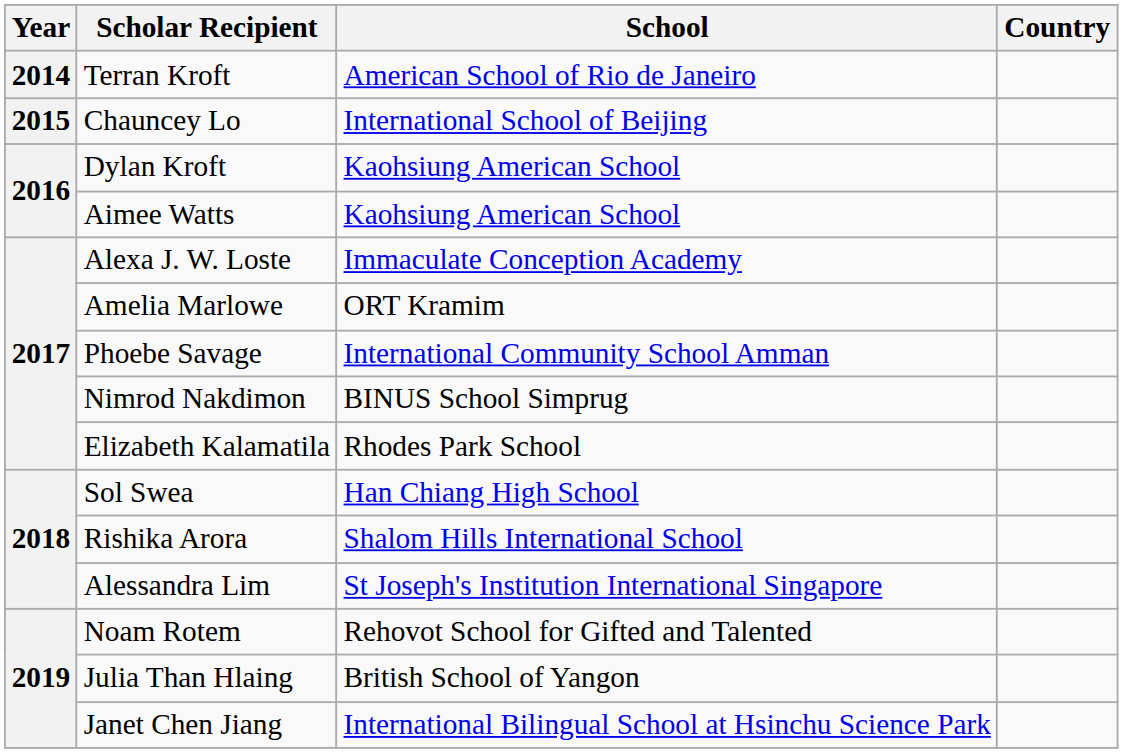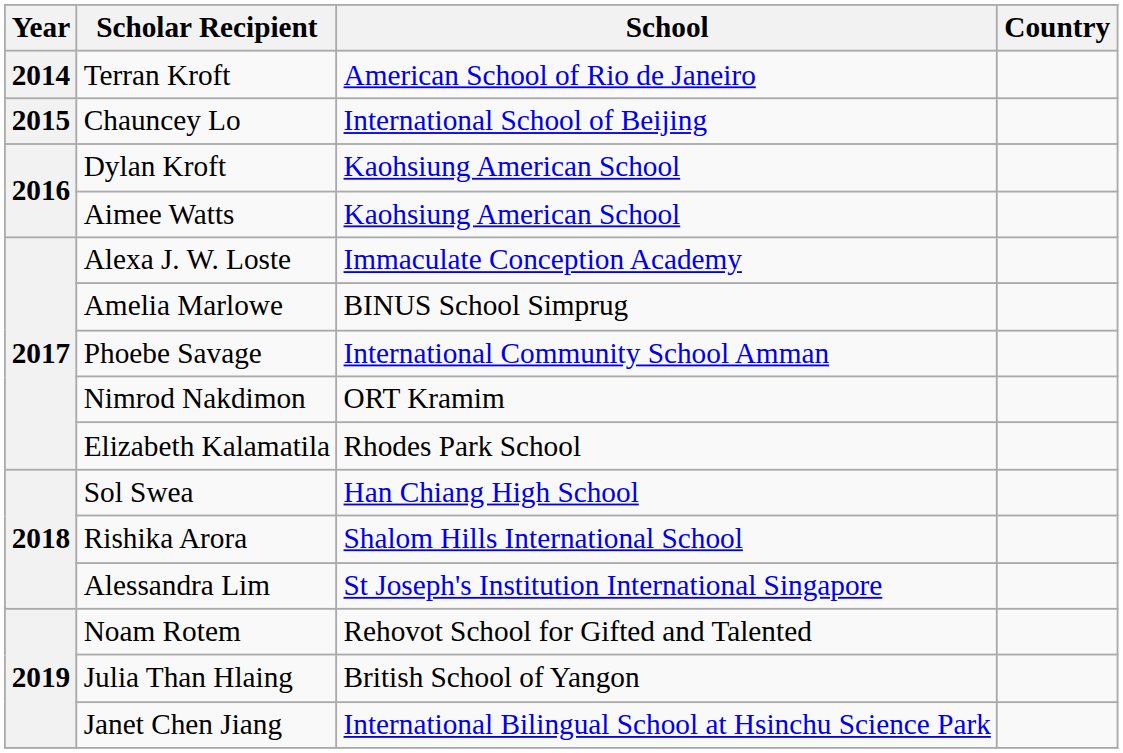(424, 306) ORT Kramim -> (486, 306) BINUS School Simprug
(486, 399) BINUS School Simprug -> (424, 399) ORT Kramim
